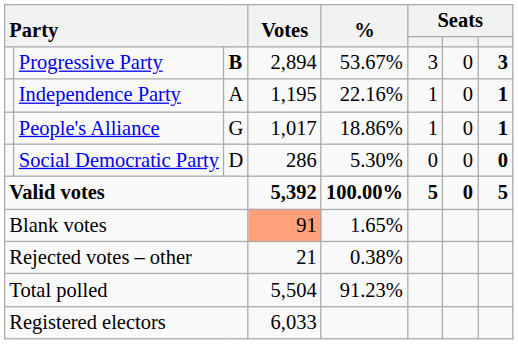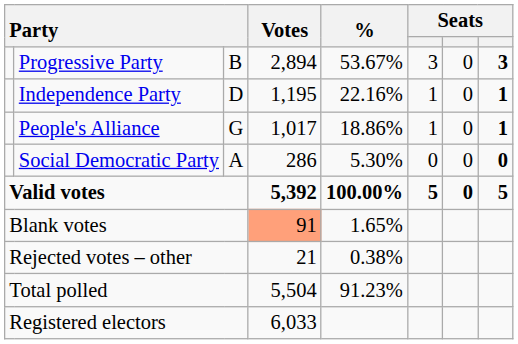(235, 62) bold -> (235, 62) normal
(236, 95) A -> (236, 95) D
(236, 160) D -> (236, 160) A
